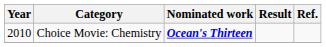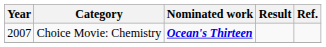(19, 33) 2010 -> (19, 33) 2007
